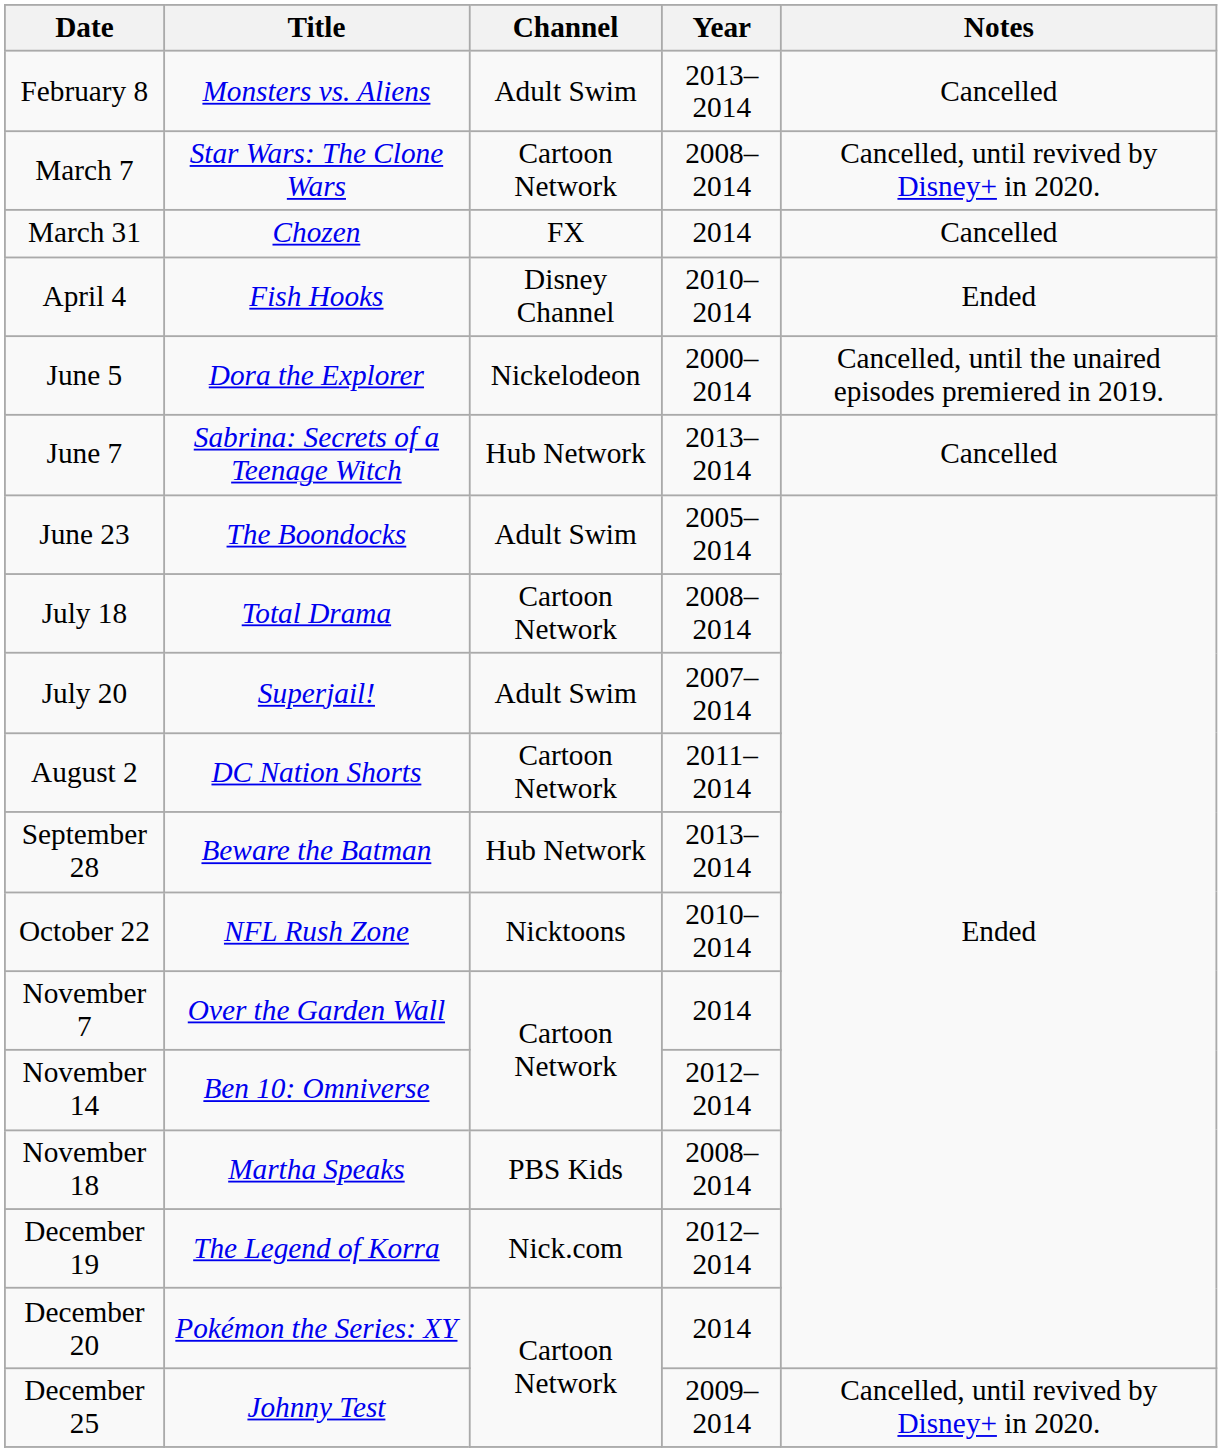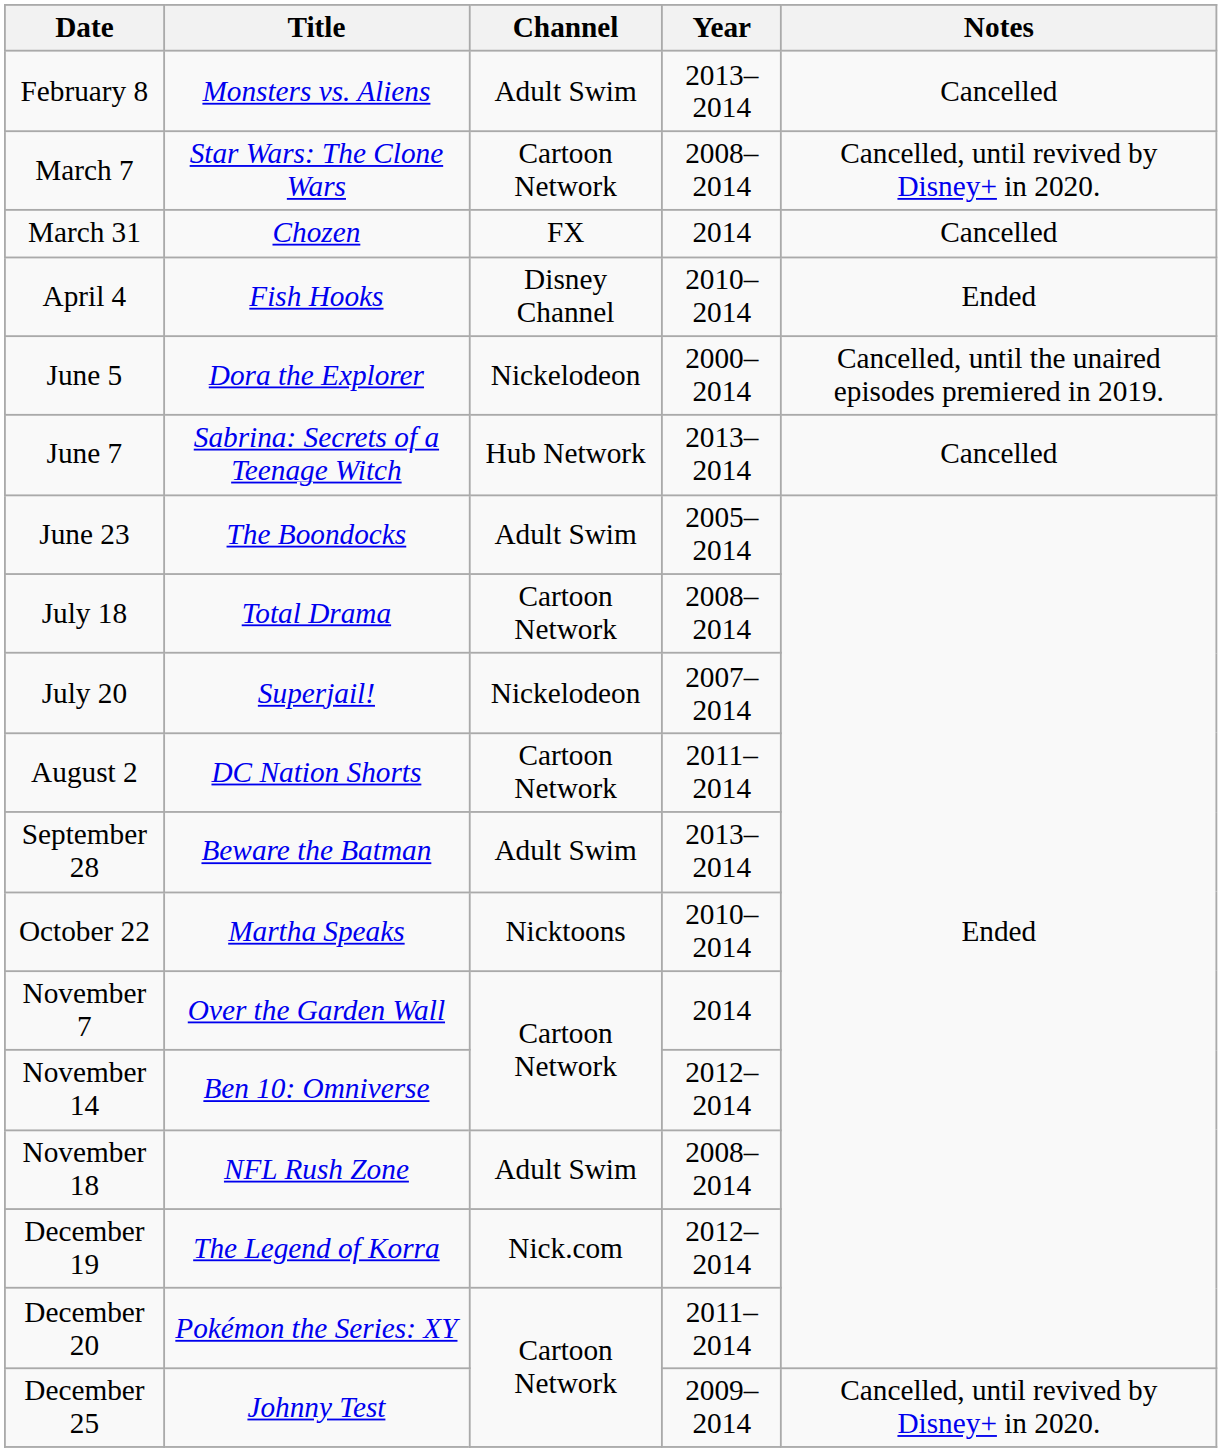(566, 692) Adult Swim -> (566, 692) Nickelodeon
(566, 851) Hub Network -> (566, 851) Adult Swim
(316, 930) NFL Rush Zone -> (316, 930) Martha Speaks
(316, 1168) Martha Speaks -> (316, 1168) NFL Rush Zone
(566, 1168) PBS Kids -> (566, 1168) Adult Swim
(722, 1327) 2014 -> (722, 1327) 2011–2014
